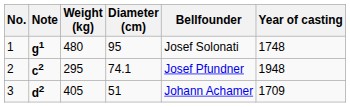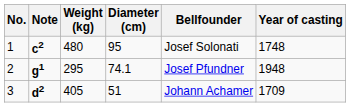(38, 47) g1 -> (38, 47) c2
(38, 69) c2 -> (38, 69) g1
